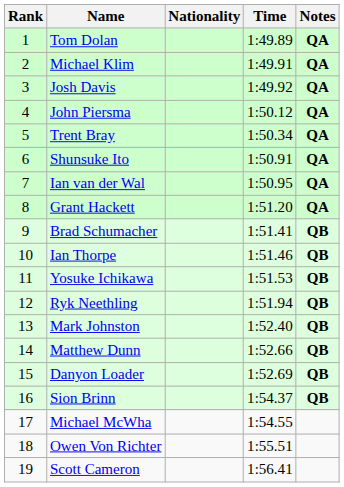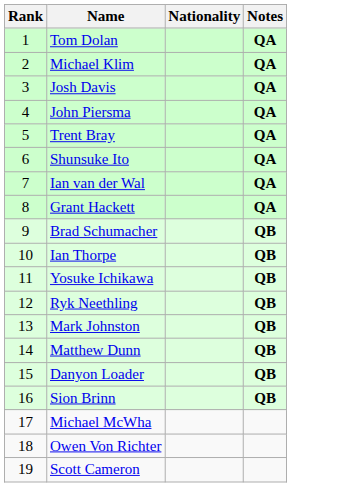- column: (270, 16)
